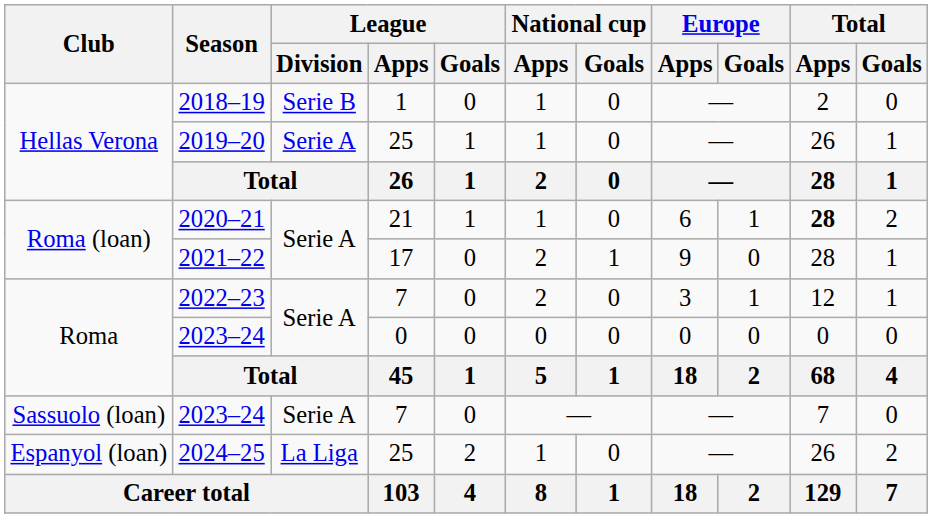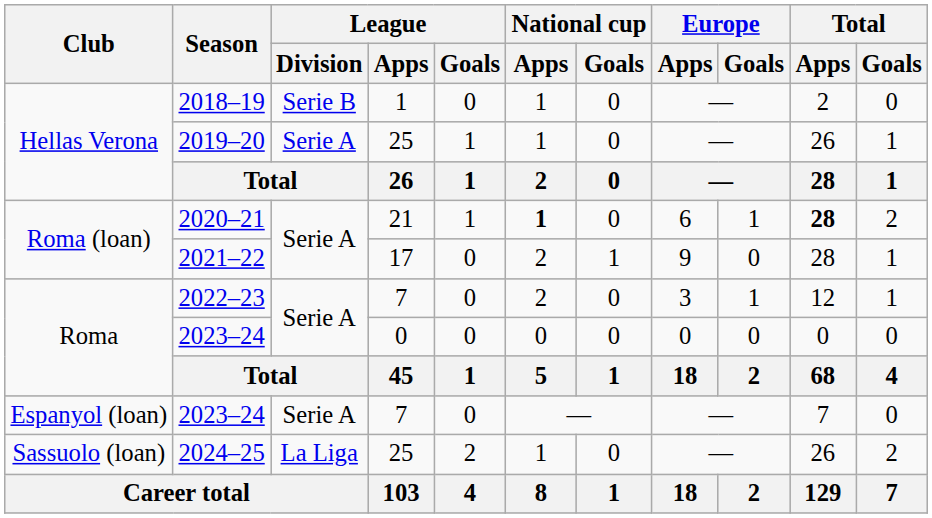(541, 219) normal -> (541, 219) bold
(89, 414) Sassuolo (loan) -> (89, 414) Espanyol (loan)
(89, 453) Espanyol (loan) -> (89, 453) Sassuolo (loan)
